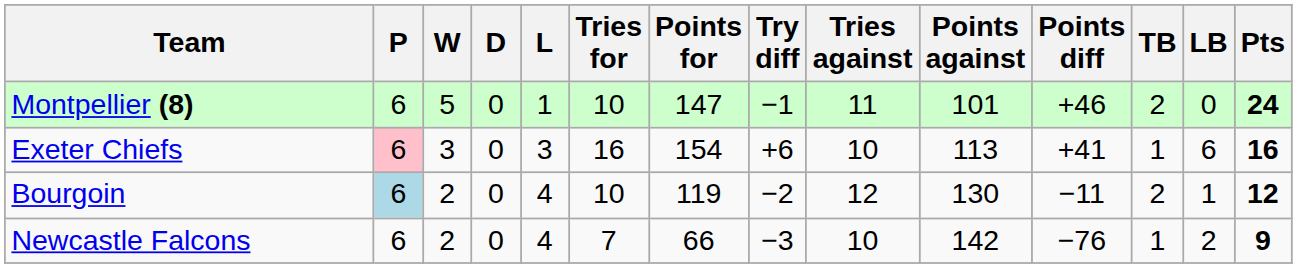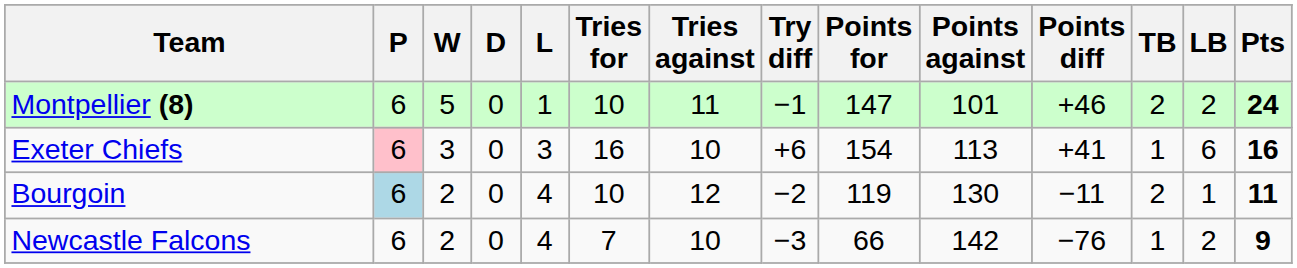columns swapped: (863, 43) <-> (699, 43)
(1209, 104) 0 -> (1209, 104) 2
(1263, 194) 12 -> (1263, 194) 11
